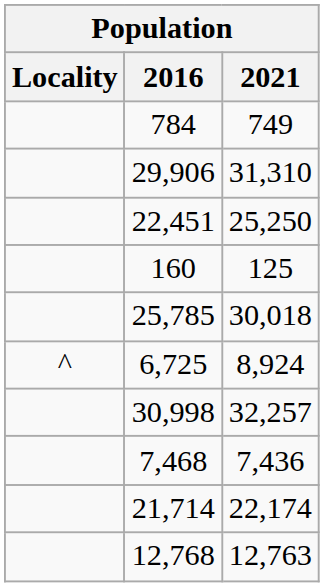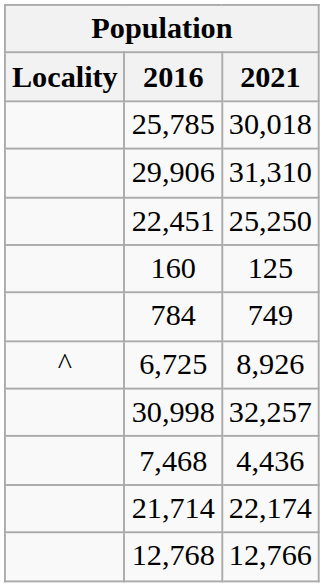rows swapped: (173, 124) <-> (173, 316)
(270, 364) 8,924 -> (270, 364) 8,926
(270, 460) 7,436 -> (270, 460) 4,436
(270, 556) 12,763 -> (270, 556) 12,766
